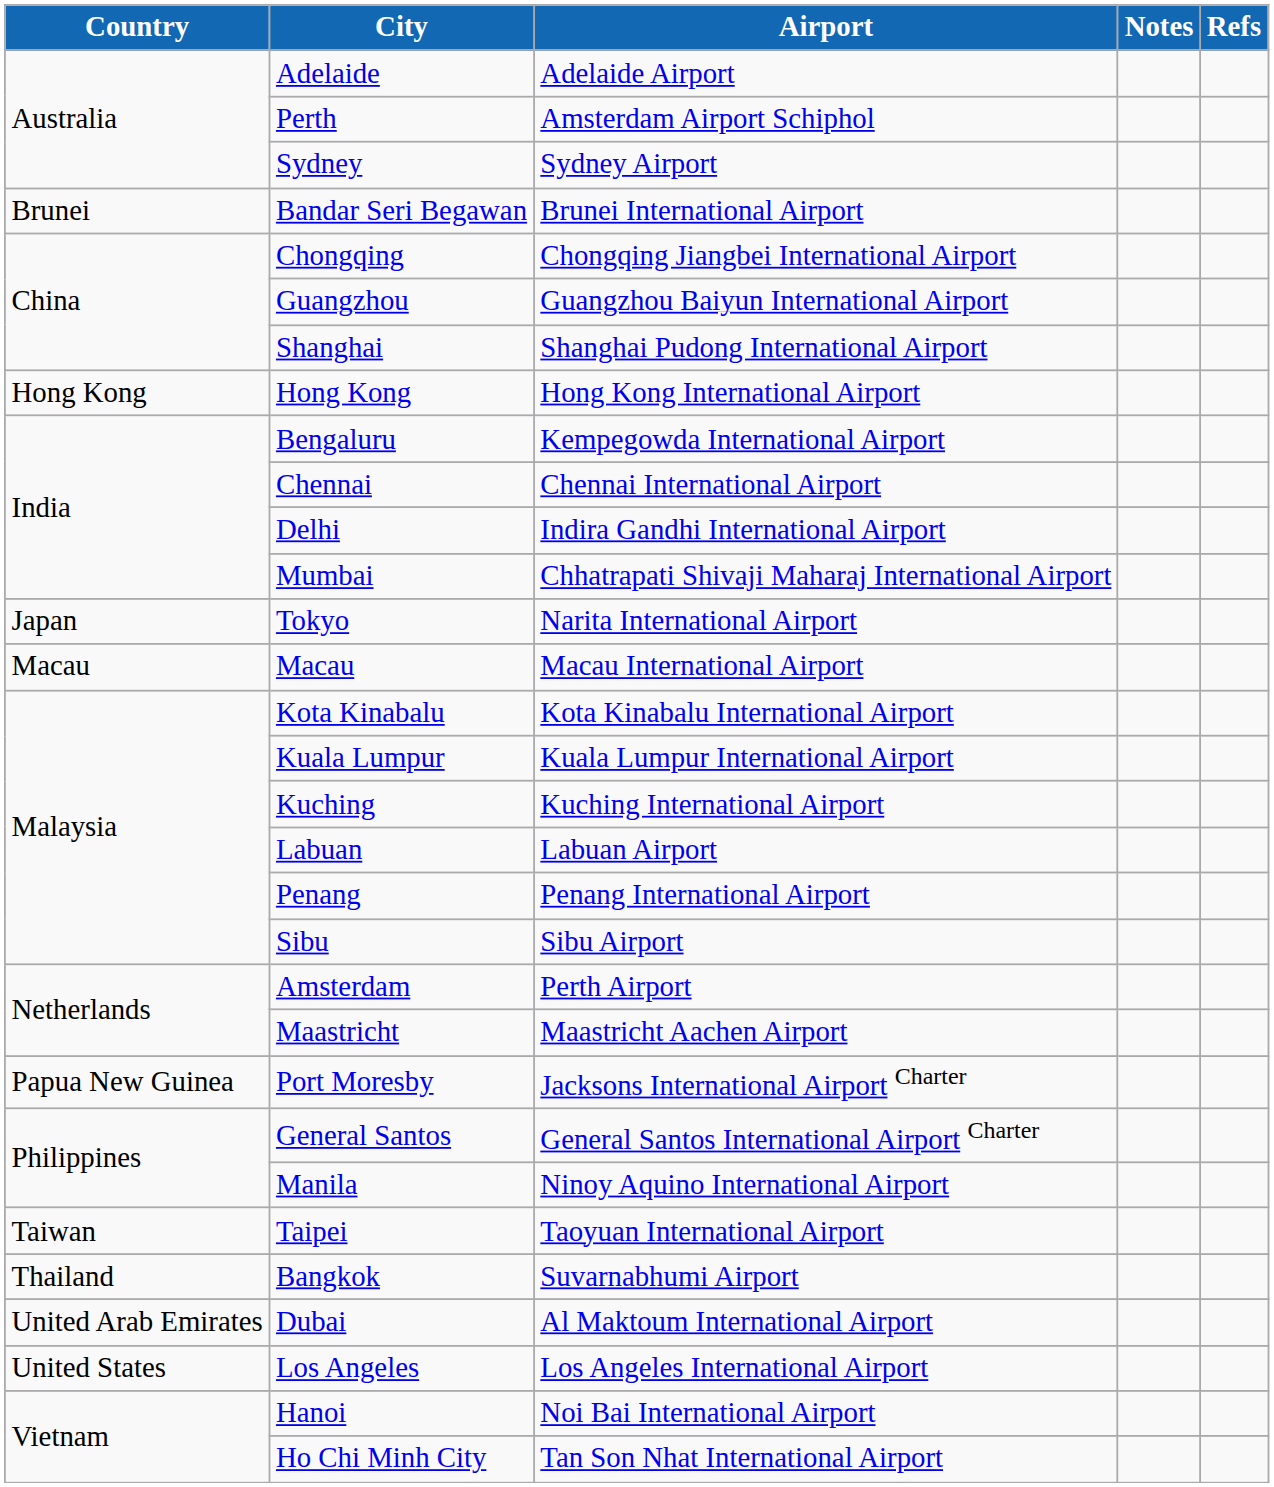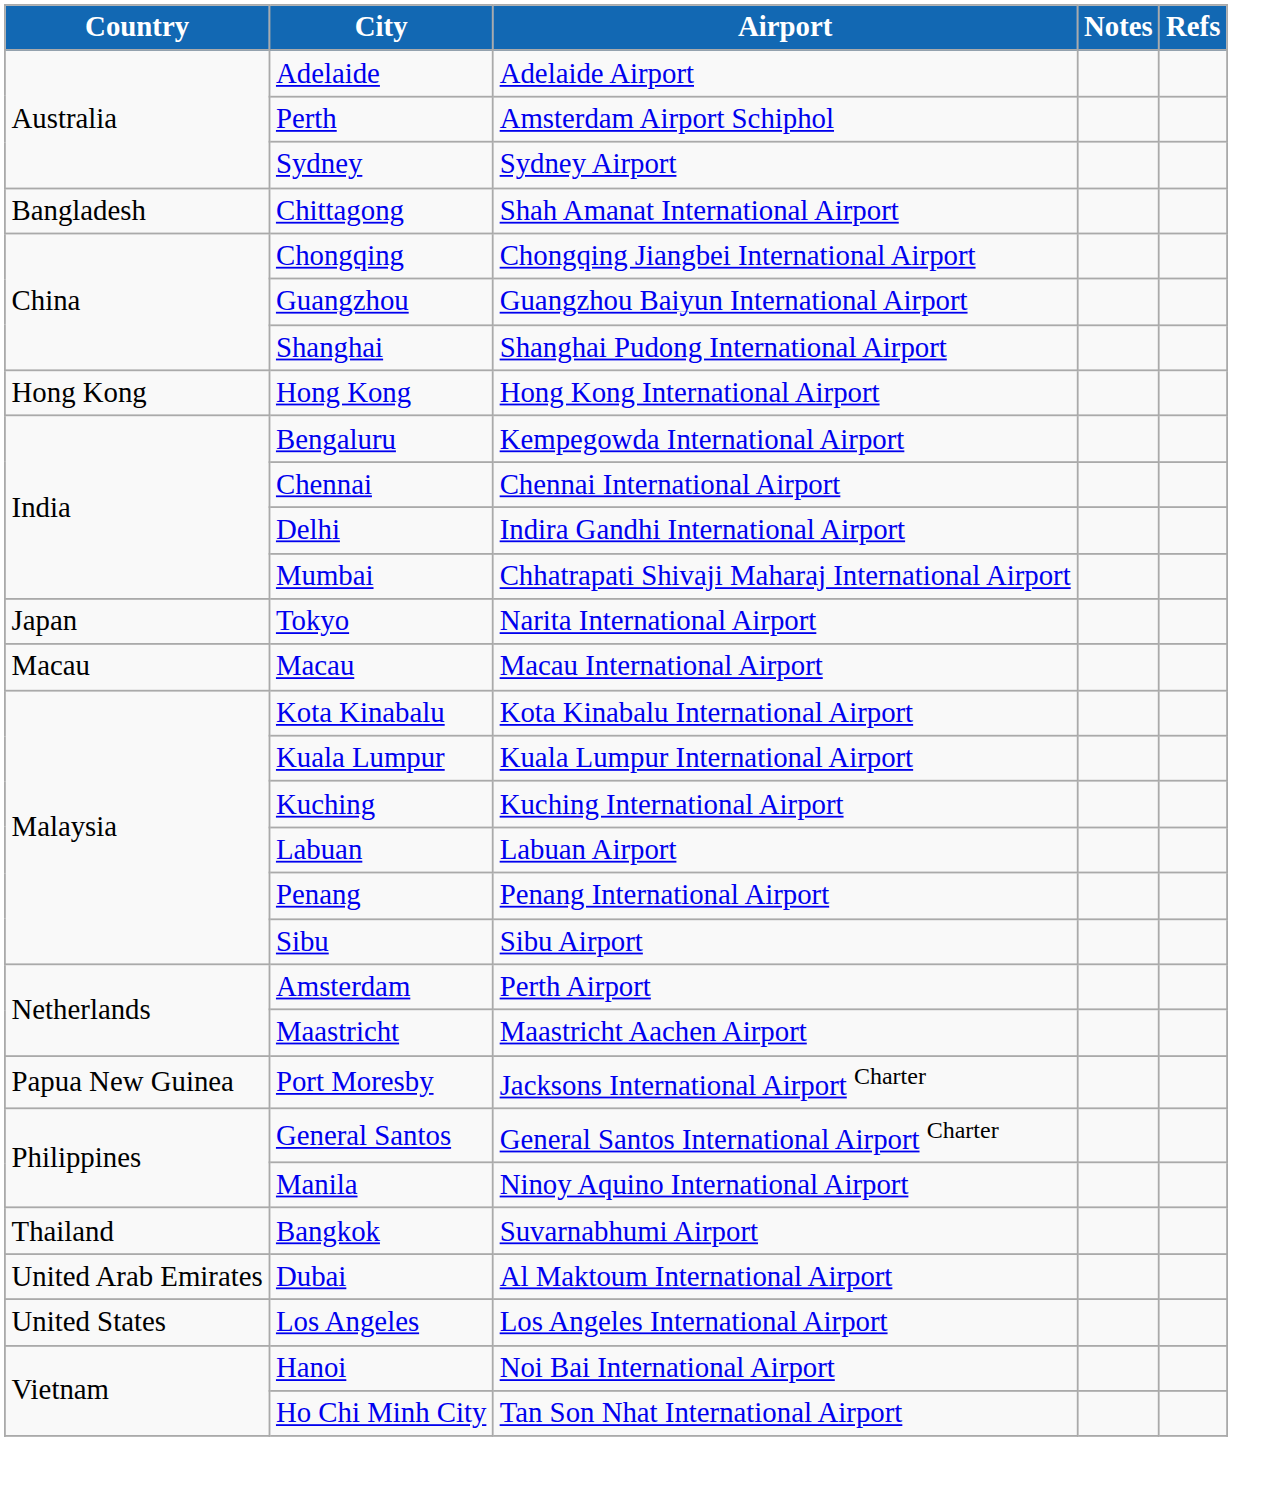+ row: (340, 210)
- row: (402, 210)
- row: (312, 1230)
